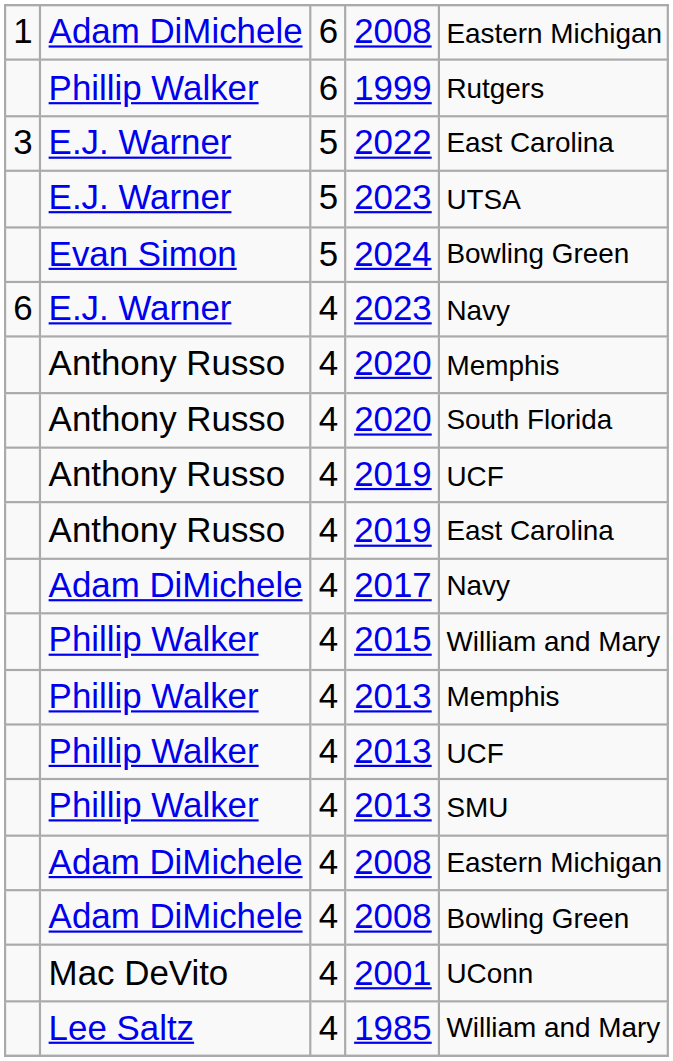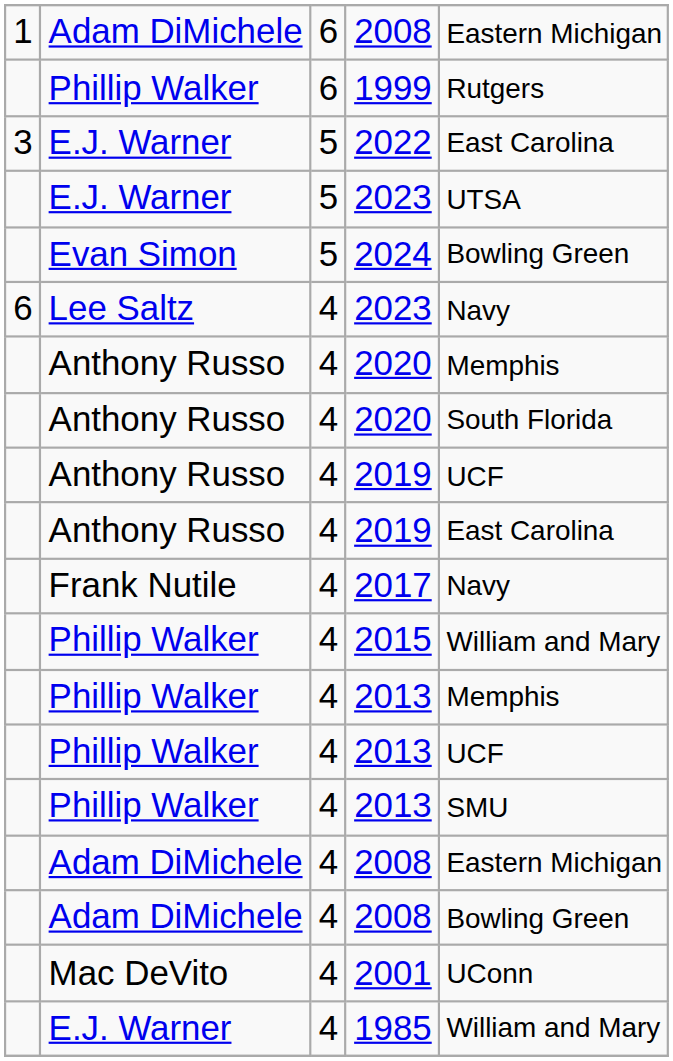(140, 308) E.J. Warner -> (121, 308) Lee Saltz
(176, 585) Adam DiMichele -> (143, 585) Frank Nutile
(121, 1027) Lee Saltz -> (140, 1027) E.J. Warner
